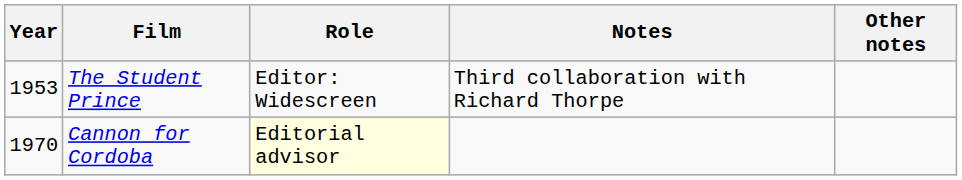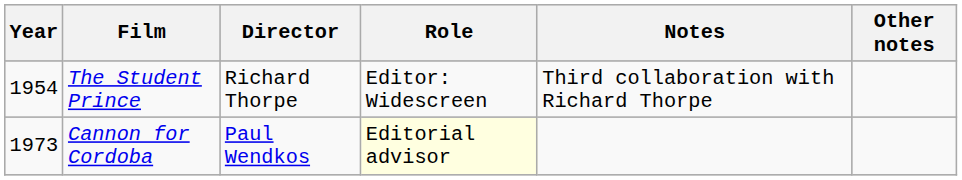+ column: (290, 33)
(34, 89) 1953 -> (34, 89) 1954
(34, 146) 1970 -> (34, 146) 1973
